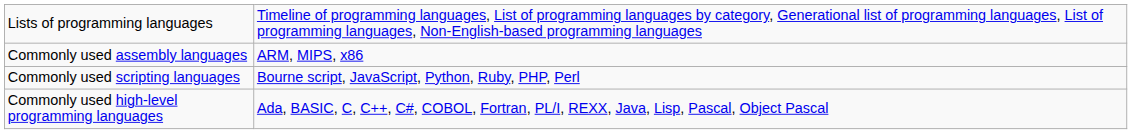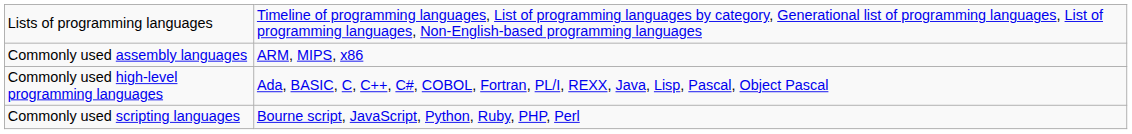rows swapped: (93, 108) <-> (124, 77)
